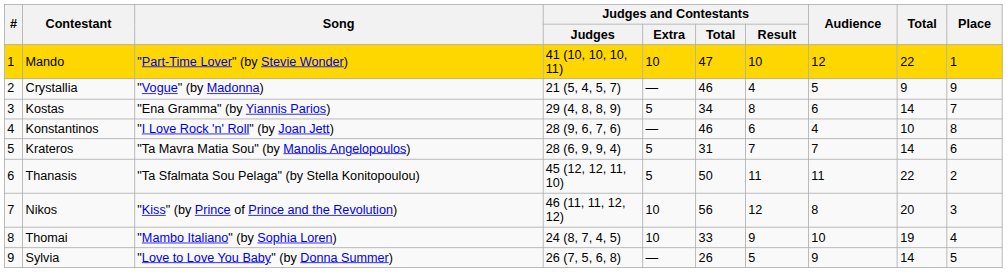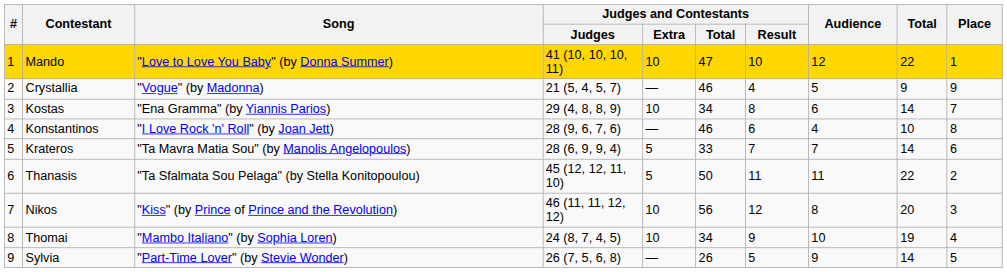(243, 61) "Part-Time Lover" (by Stevie Wonder) -> (265, 61) "Love to Love You Baby" (by Donna Summer)
(649, 108) 5 -> (653, 108) 10
(706, 149) 31 -> (706, 149) 33
(706, 237) 33 -> (706, 237) 34
(265, 257) "Love to Love You Baby" (by Donna Summer) -> (243, 257) "Part-Time Lover" (by Stevie Wonder)
